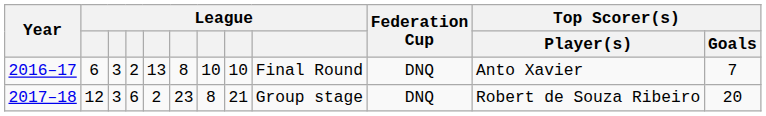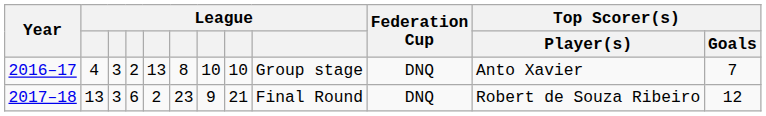(94, 71) 6 -> (94, 71) 4
(309, 71) Final Round -> (309, 71) Group stage
(94, 97) 12 -> (94, 97) 13
(211, 97) 8 -> (211, 97) 9
(309, 97) Group stage -> (309, 97) Final Round
(732, 97) 20 -> (732, 97) 12
